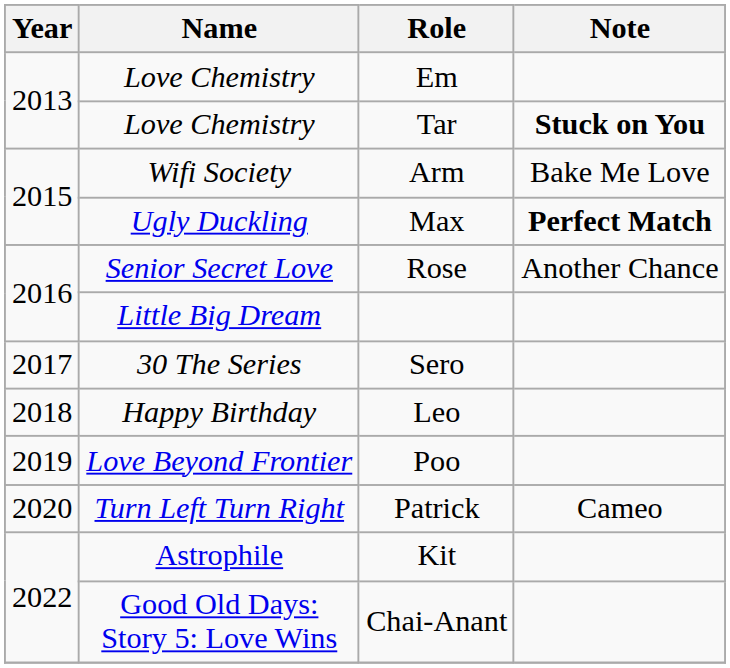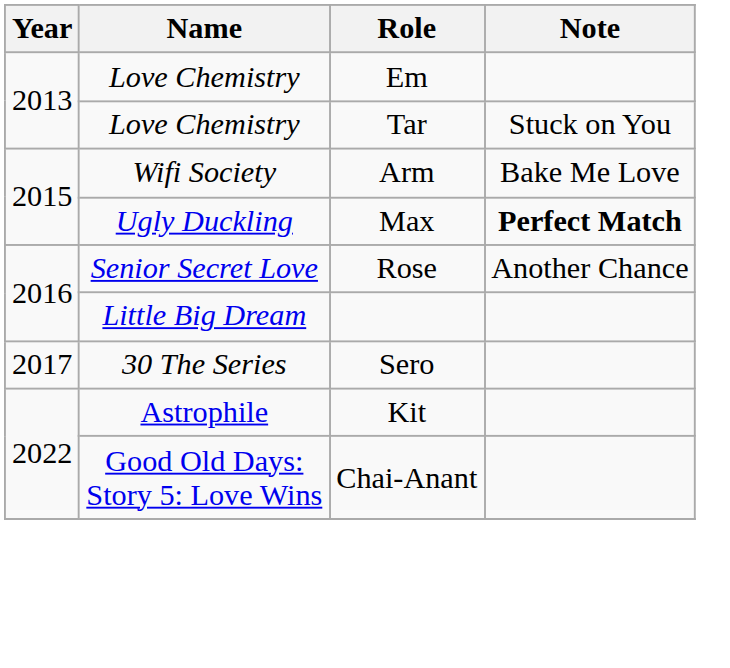(620, 124) bold -> (590, 124) normal
- row: (219, 412)
- row: (219, 460)
- row: (219, 508)
